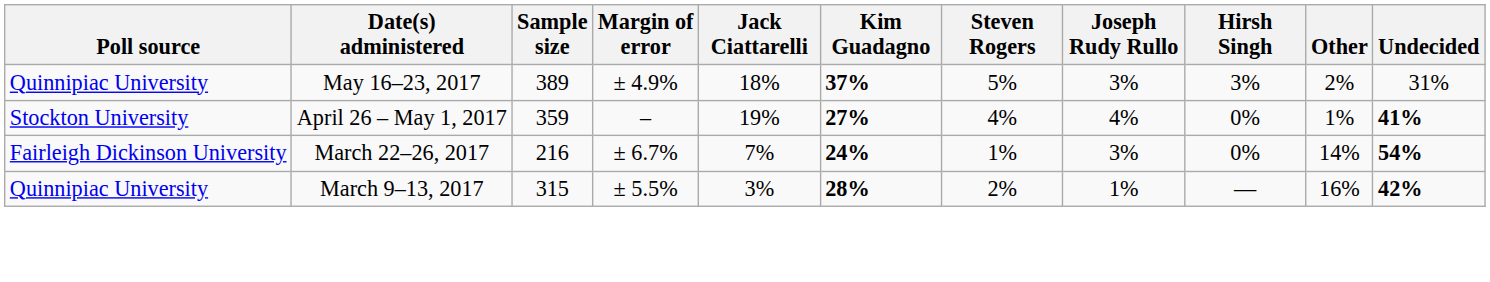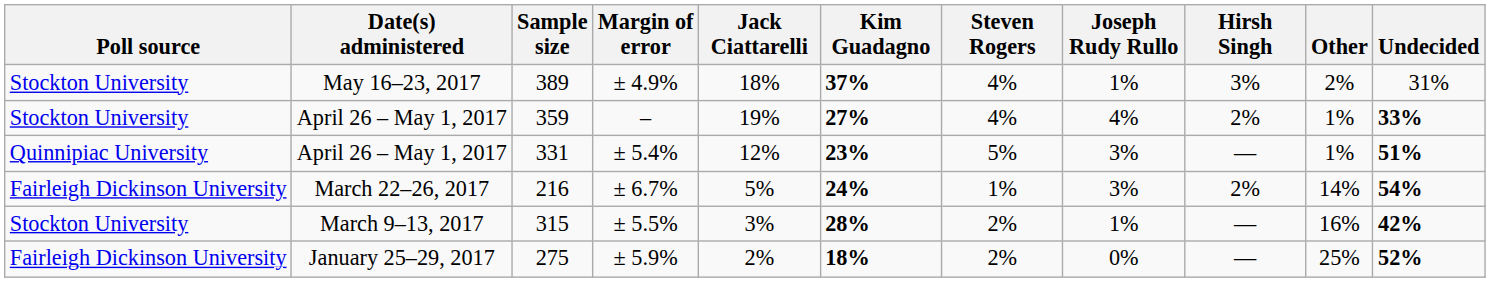(109, 82) Quinnipiac University -> (99, 82) Stockton University
(1002, 82) 5% -> (1002, 82) 4%
(1124, 82) 3% -> (1124, 82) 1%
(1245, 117) 0% -> (1245, 117) 2%
(1400, 117) 41% -> (1400, 117) 33%
+ row: (552, 152)
(759, 152) 7% -> (759, 188) 5%
(1245, 152) 0% -> (1245, 188) 2%
(109, 188) Quinnipiac University -> (99, 223) Stockton University
+ row: (552, 258)
